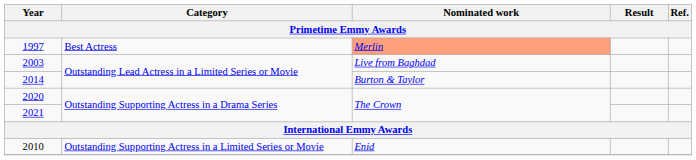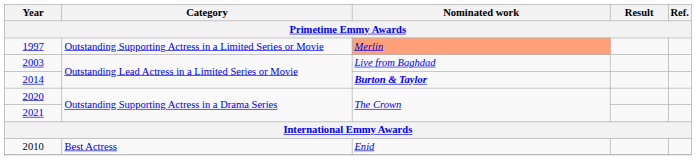(91, 46) Best Actress -> (194, 46) Outstanding Supporting Actress in a Limited Series or Movie
(389, 79) normal -> (391, 79) bold
(194, 146) Outstanding Supporting Actress in a Limited Series or Movie -> (91, 146) Best Actress
